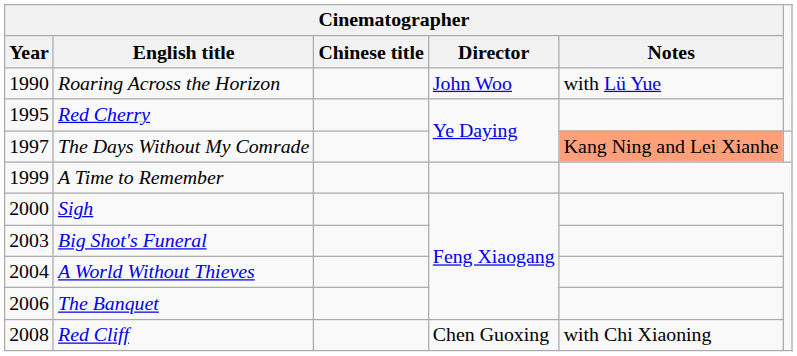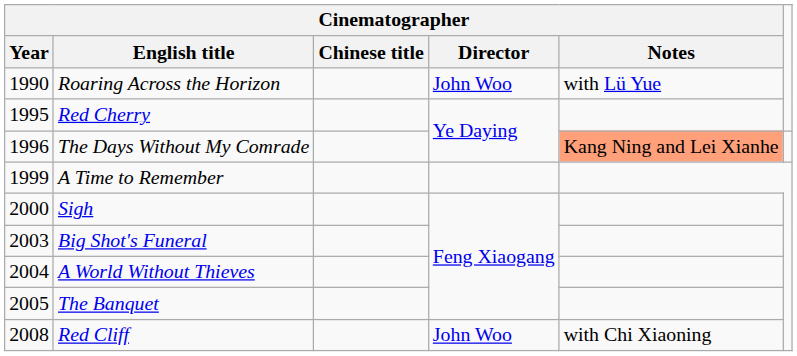(29, 146) 1997 -> (29, 146) 1996
(29, 303) 2006 -> (29, 303) 2005
(491, 334) Chen Guoxing -> (472, 334) John Woo
